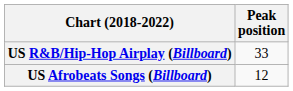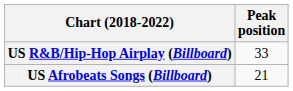(262, 75) 12 -> (262, 75) 21
